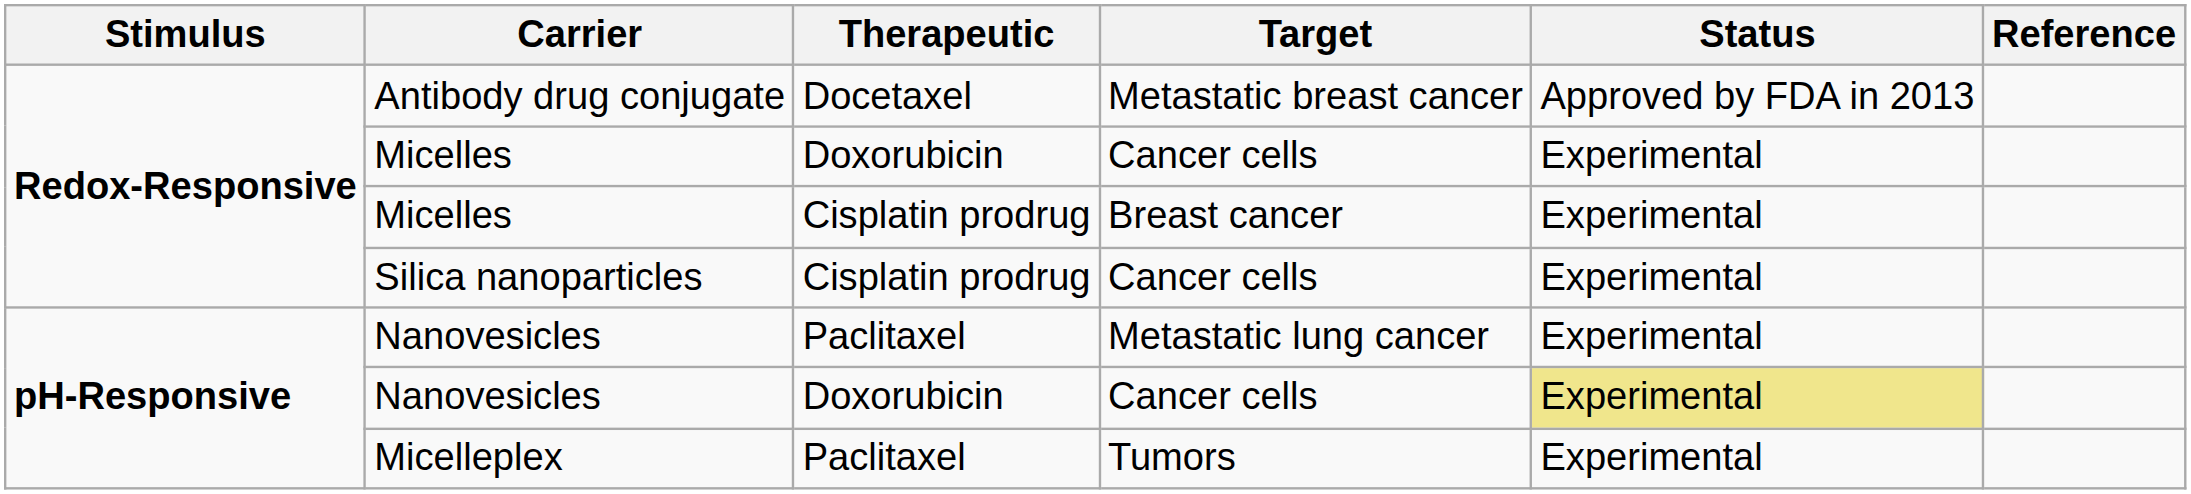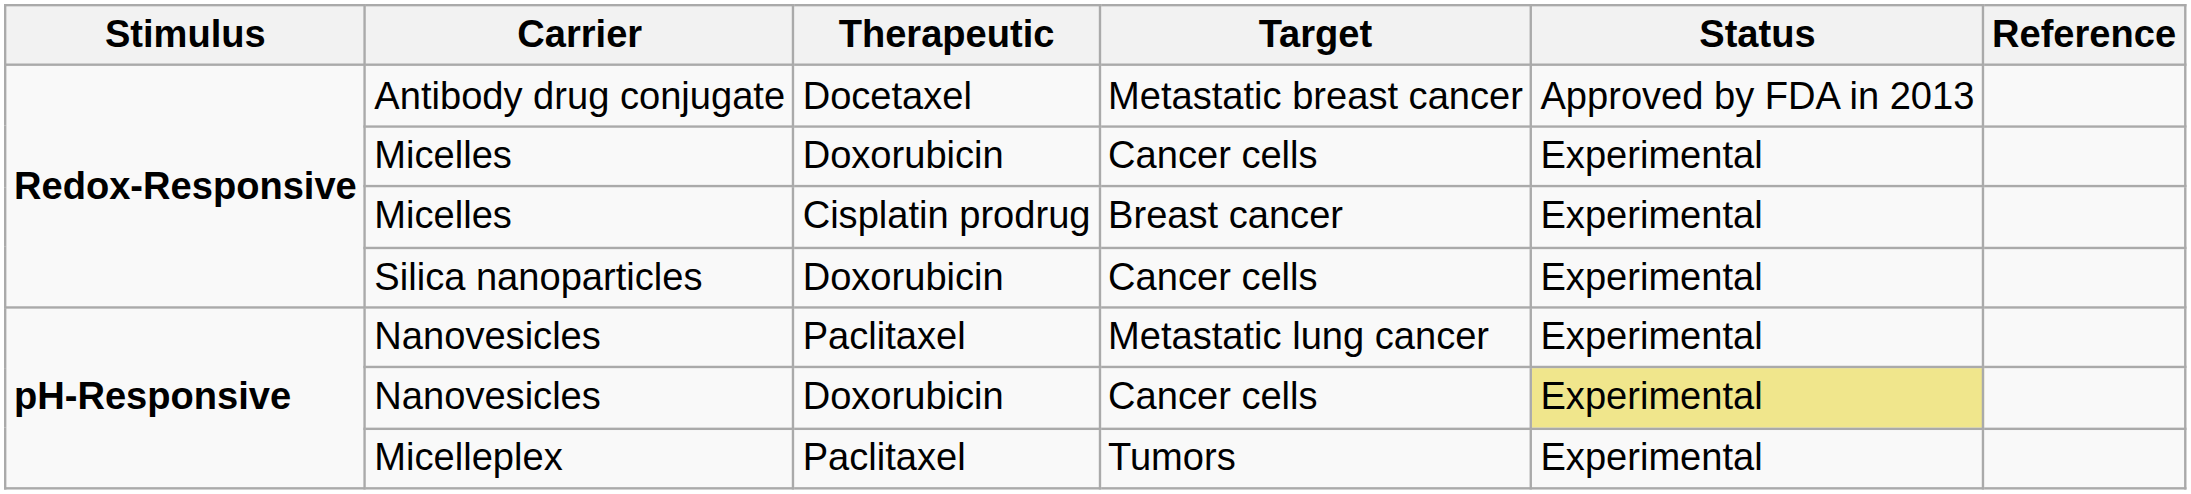(947, 276) Cisplatin prodrug -> (903, 276) Doxorubicin
